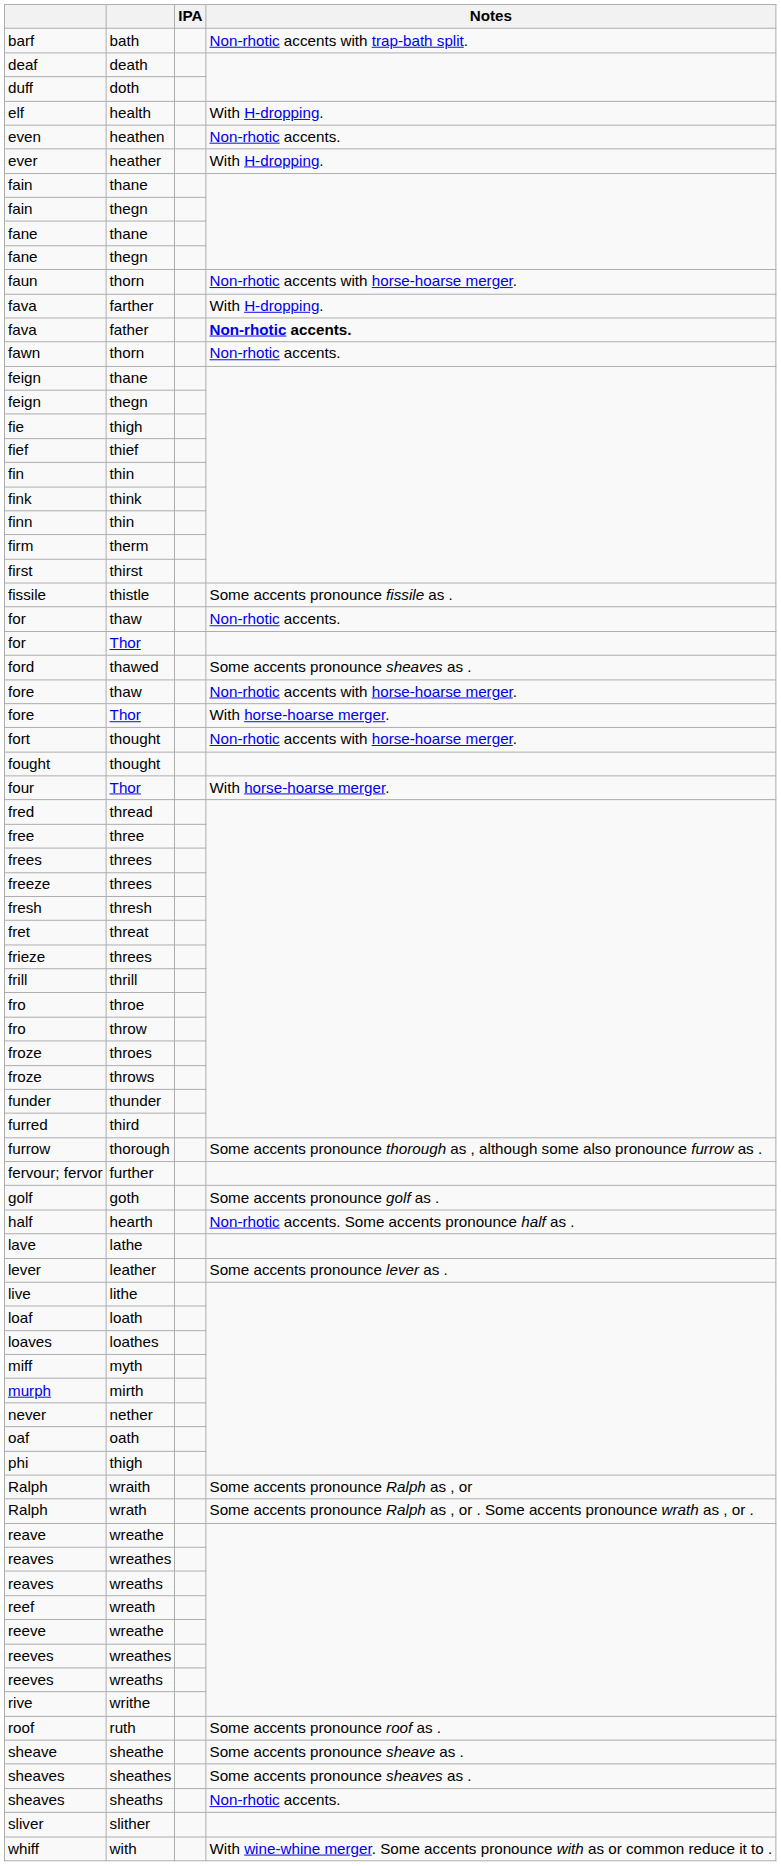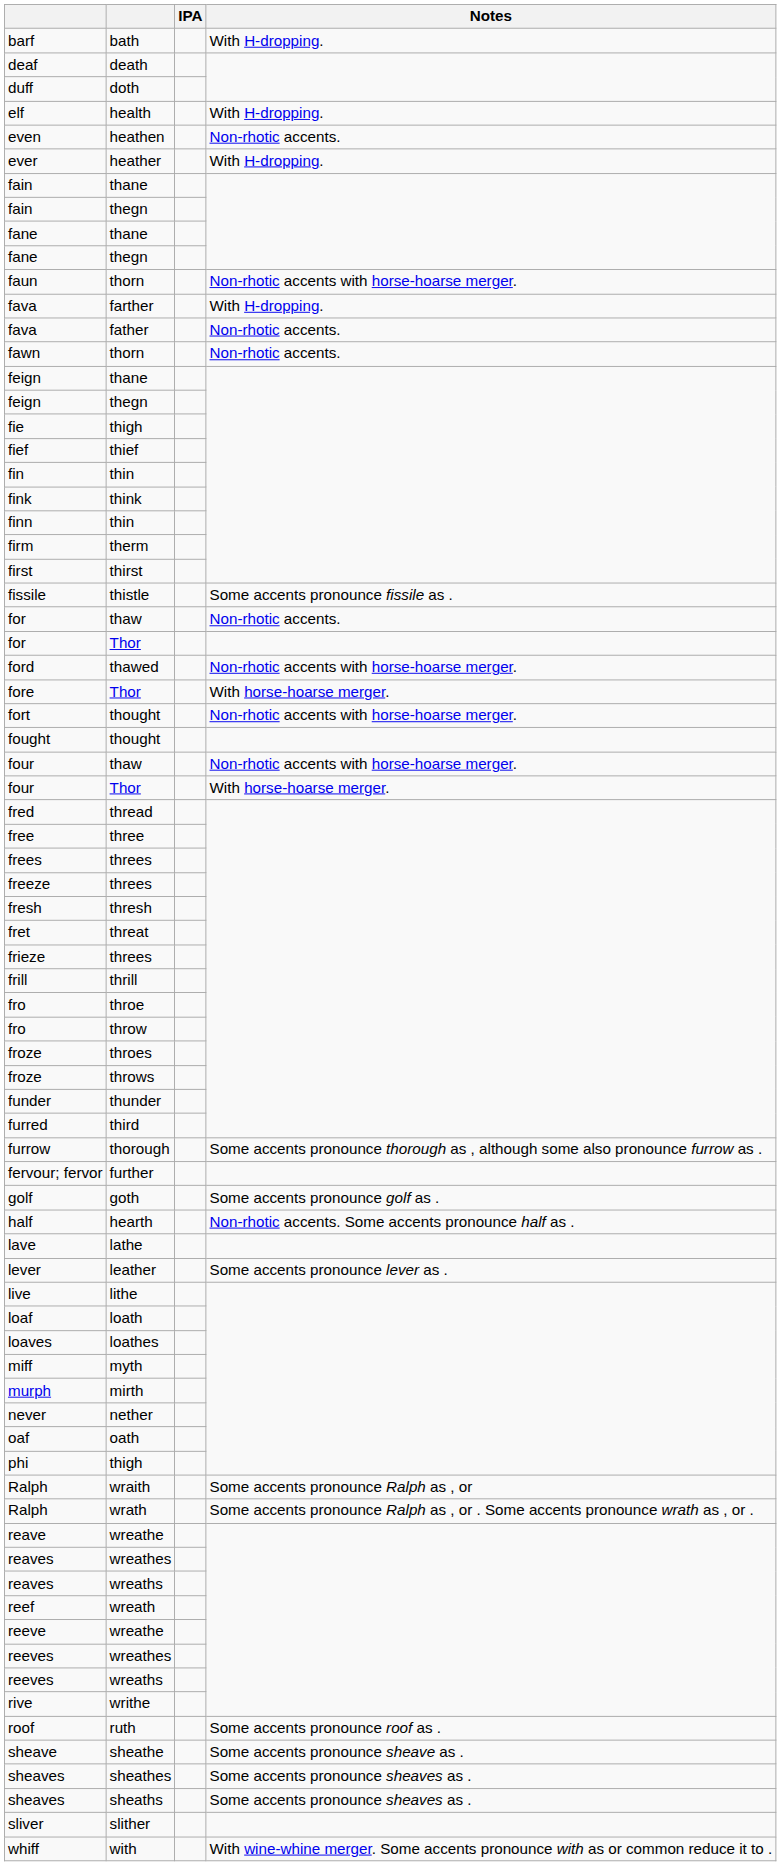(339, 40) Non-rhotic accents with trap-bath split. -> (267, 40) With H-dropping.
(280, 329) bold -> (275, 329) normal
(340, 667) Some accents pronounce sheaves as . -> (363, 667) Non-rhotic accents with horse-hoarse merger.
- row: (21, 691)
+ row: (21, 763)
(275, 1800) Non-rhotic accents. -> (340, 1800) Some accents pronounce sheaves as .
